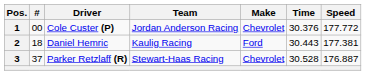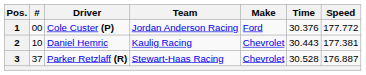(264, 28) Chevrolet -> (253, 28) Ford
(37, 43) 18 -> (37, 43) 10
(253, 43) Ford -> (264, 43) Chevrolet
